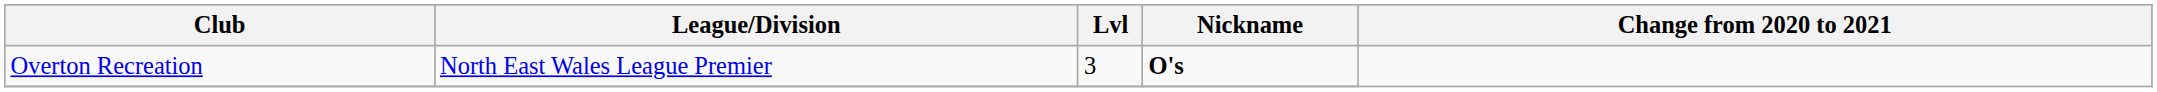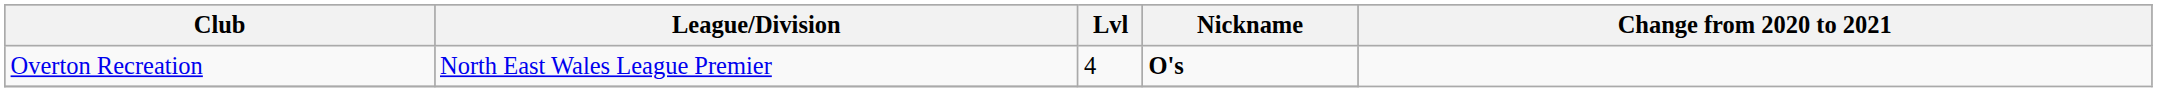(1090, 65) 3 -> (1090, 65) 4
